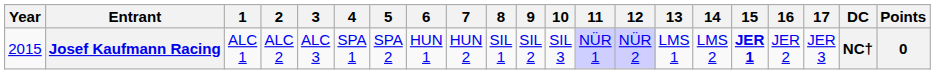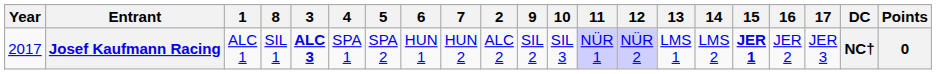columns swapped: (279, 16) <-> (501, 16)
(25, 48) 2015 -> (25, 48) 2017
(316, 48) normal -> (310, 48) bold
